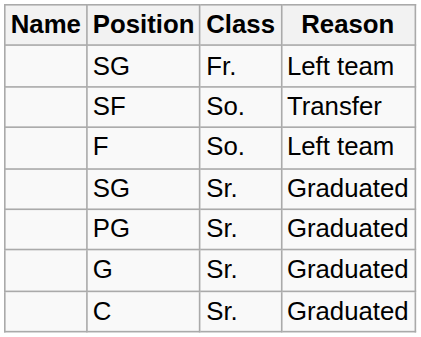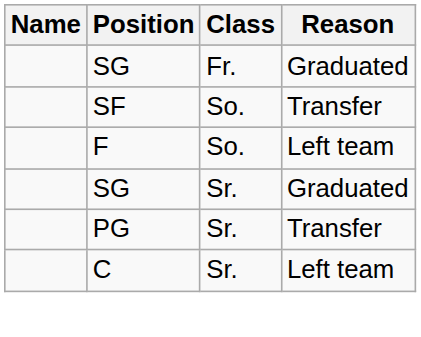(341, 65) Left team -> (348, 65) Graduated
(348, 229) Graduated -> (334, 229) Transfer
- row: (103, 270)
(348, 310) Graduated -> (341, 270) Left team
